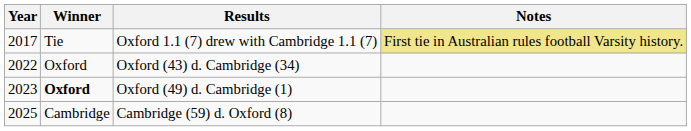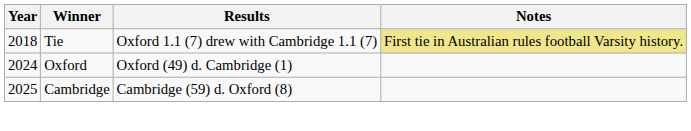(23, 41) 2017 -> (23, 41) 2018
- row: (208, 65)
(23, 89) 2023 -> (23, 65) 2024
(67, 89) bold -> (66, 65) normal
